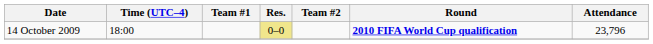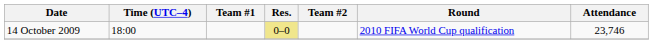(435, 30) bold -> (437, 30) normal
(610, 30) 23,796 -> (609, 30) 23,746
